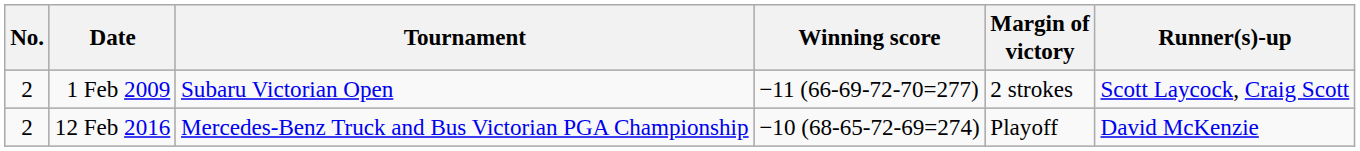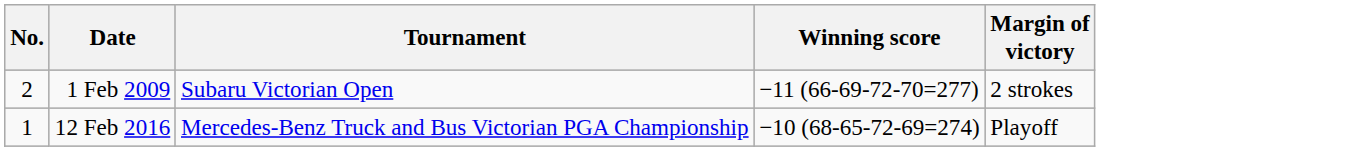- column: (1225, 37)
(27, 127) 2 -> (27, 127) 1
